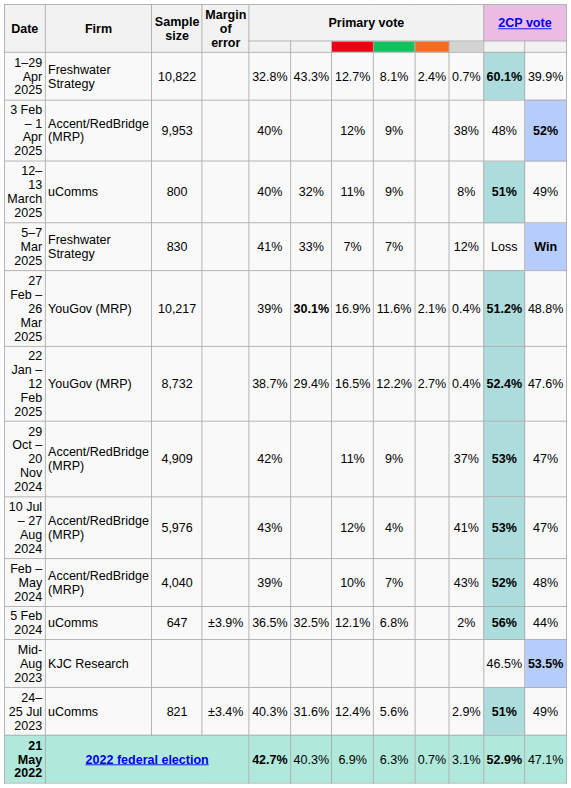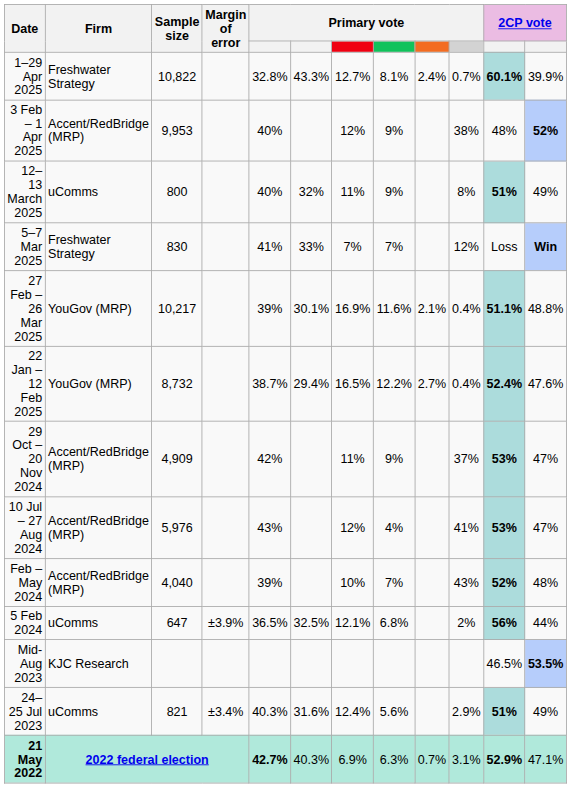(311, 309) bold -> (311, 309) normal
(504, 309) 51.2% -> (504, 309) 51.1%
